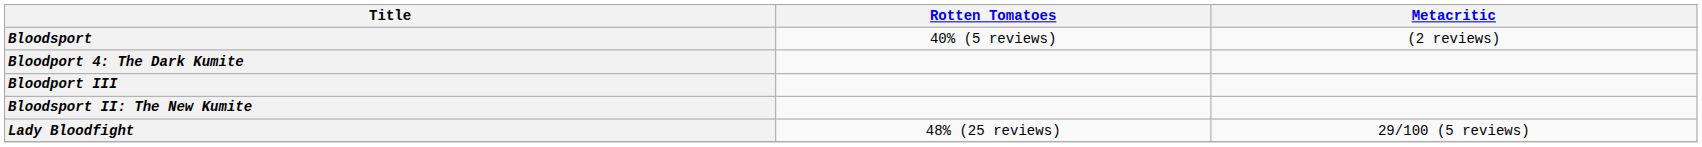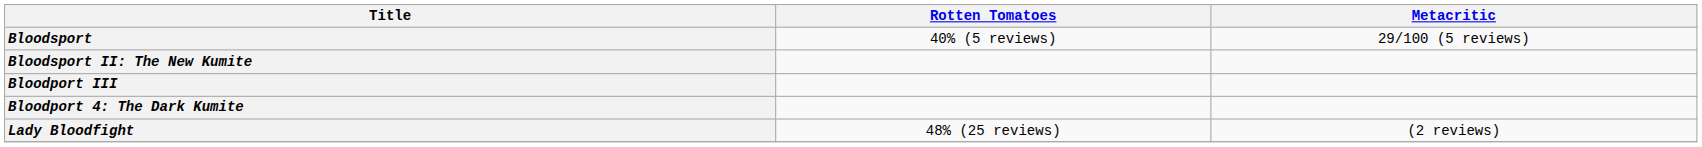(1454, 39) (2 reviews) -> (1454, 39) 29/100 (5 reviews)
rows swapped: (130, 108) <-> (126, 62)
(1454, 130) 29/100 (5 reviews) -> (1454, 130) (2 reviews)
